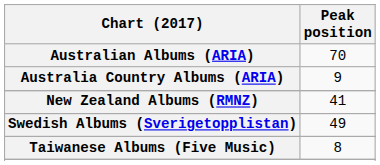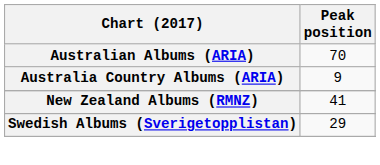(338, 125) 49 -> (338, 125) 29
- row: (152, 148)
